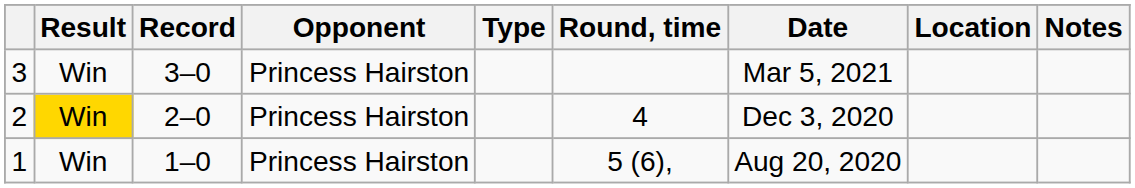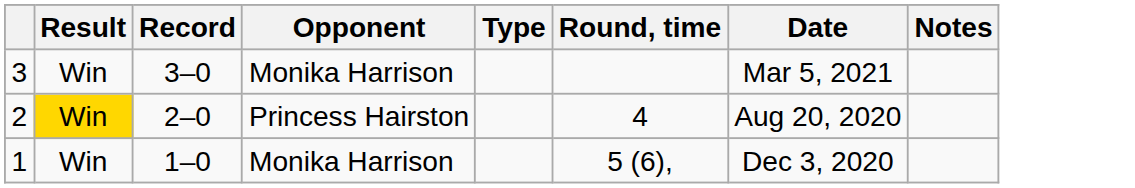- column: (973, 27)
(359, 72) Princess Hairston -> (351, 72) Monika Harrison
(818, 116) Dec 3, 2020 -> (818, 116) Aug 20, 2020
(359, 161) Princess Hairston -> (351, 161) Monika Harrison
(818, 161) Aug 20, 2020 -> (818, 161) Dec 3, 2020
